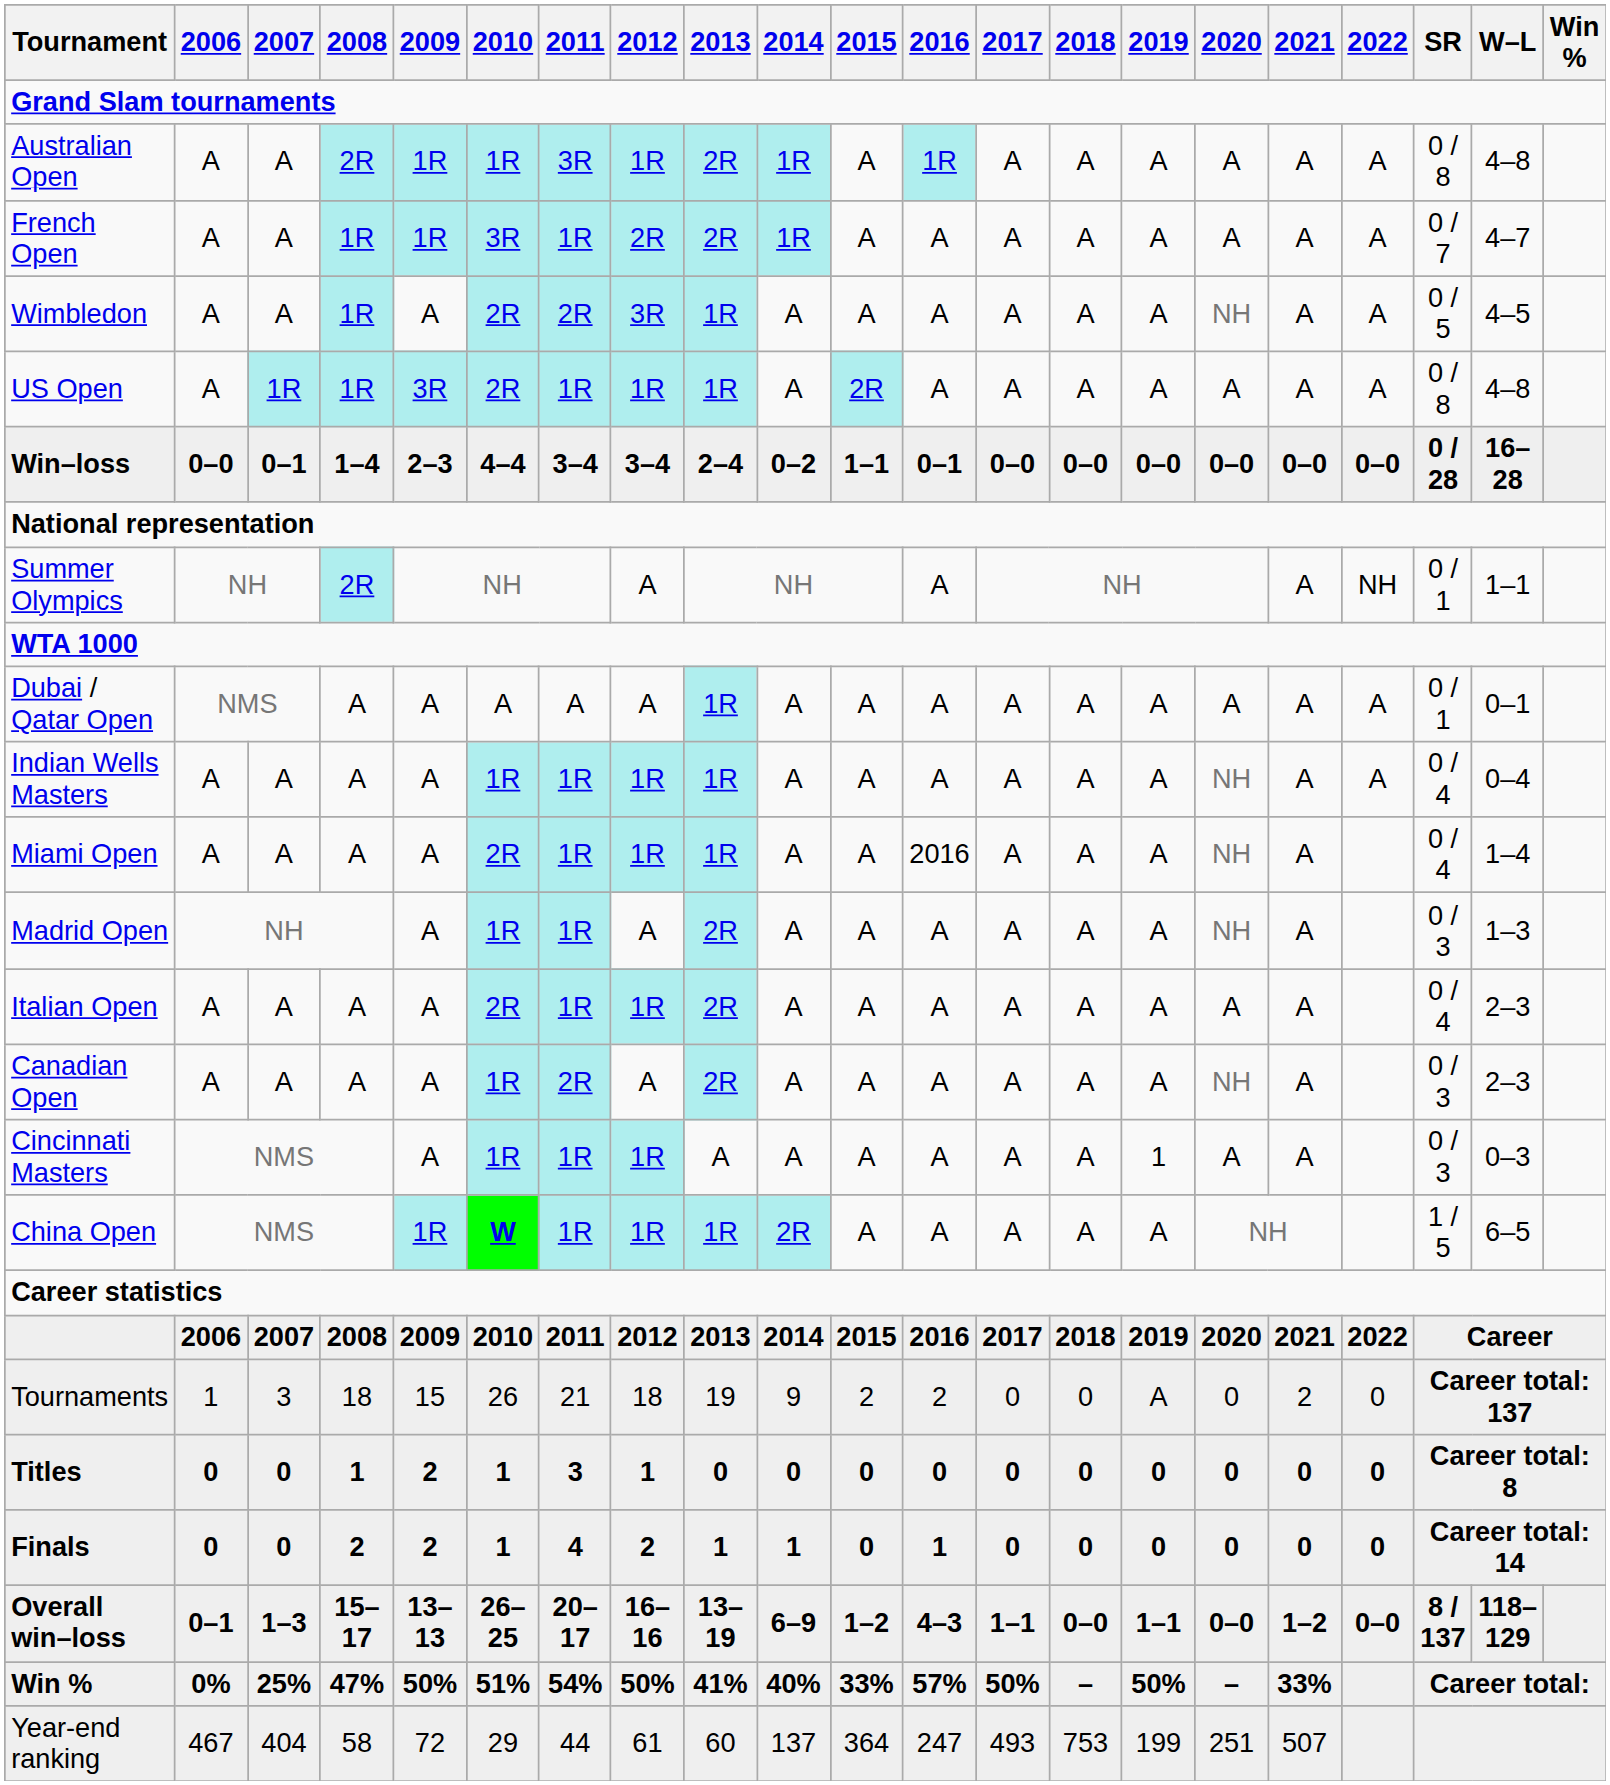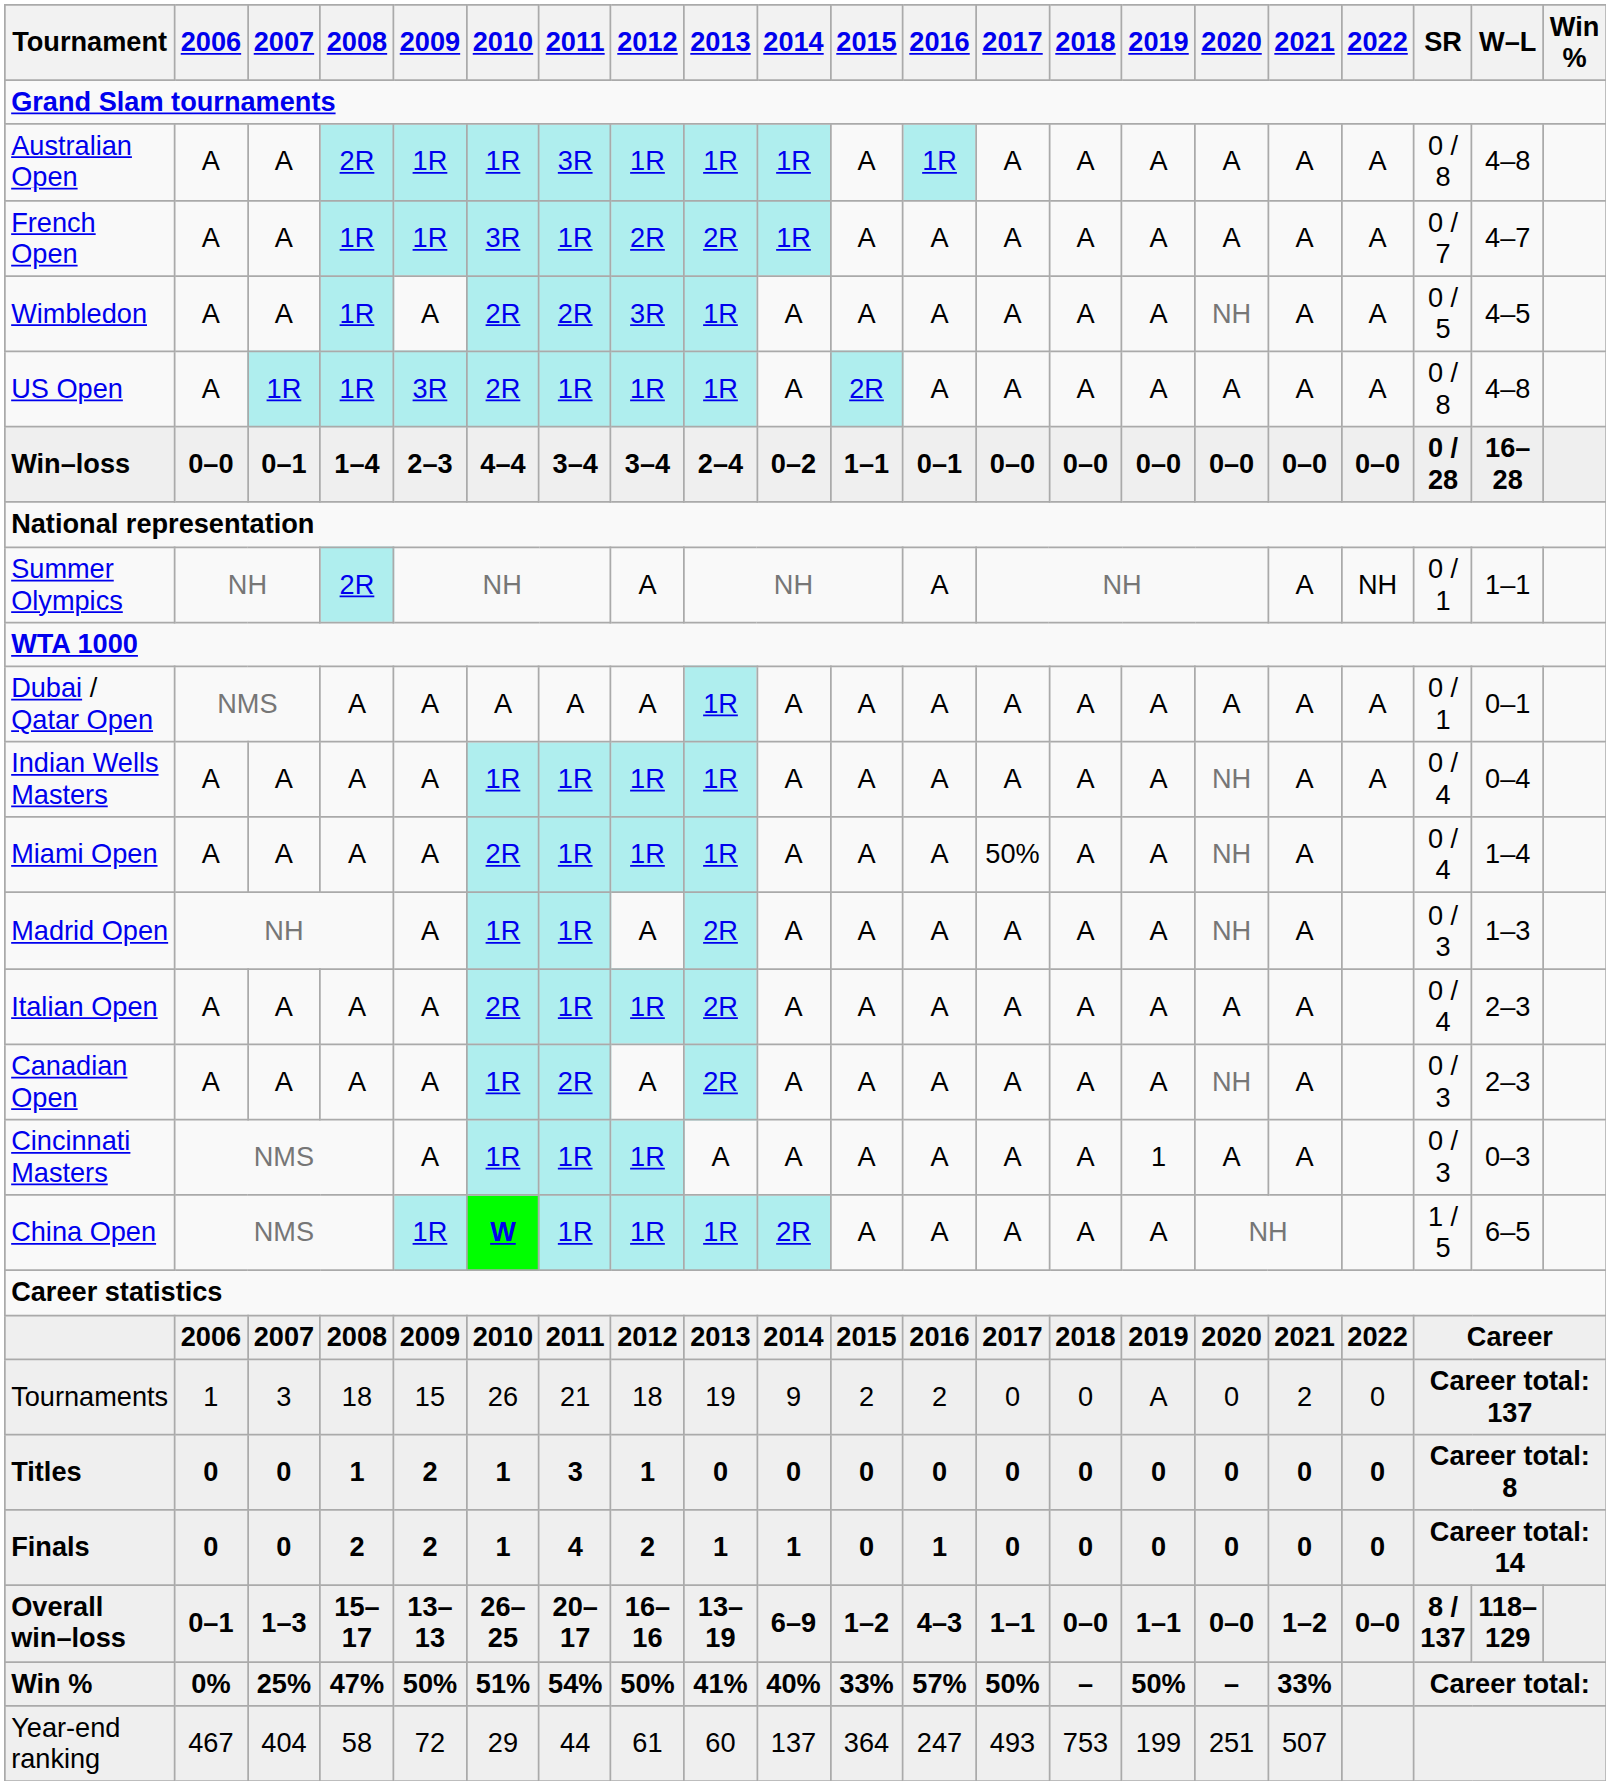(720, 161) 2R -> (720, 161) 1R
(940, 854) 2016 -> (939, 854) A
(1013, 854) A -> (1013, 854) 50%
